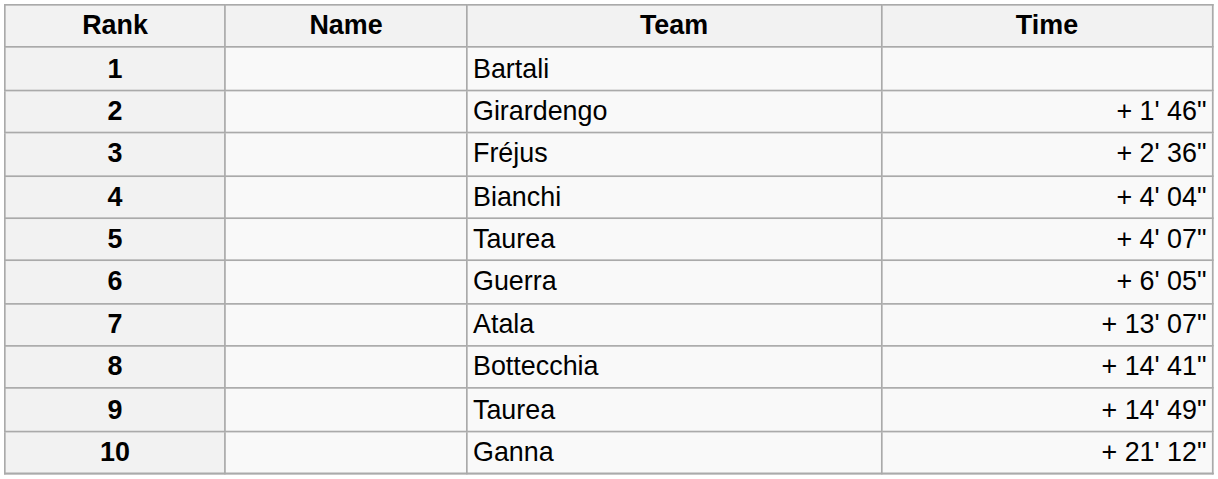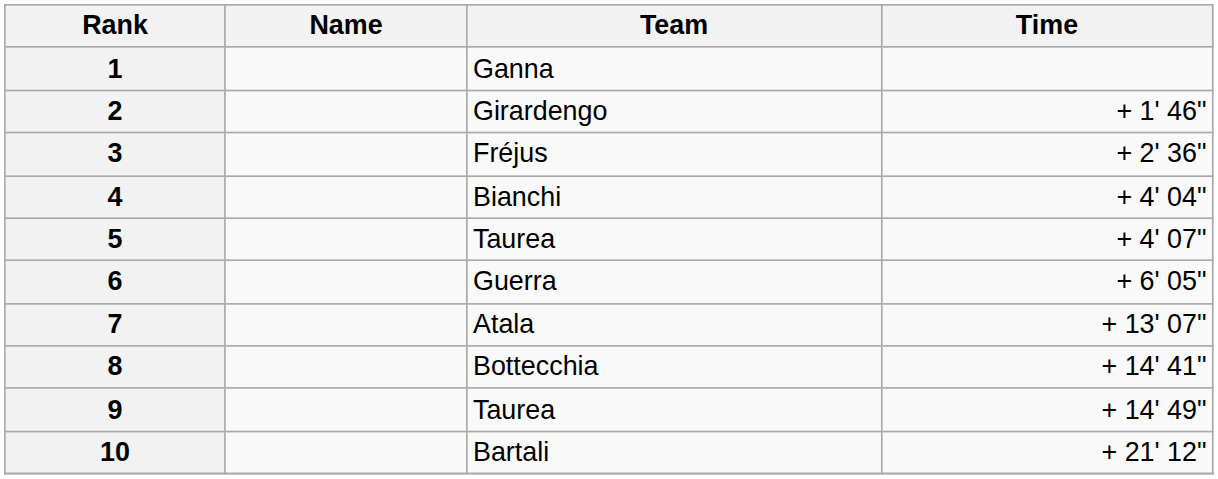(511, 68) Bartali -> (513, 68) Ganna
(513, 452) Ganna -> (511, 452) Bartali
